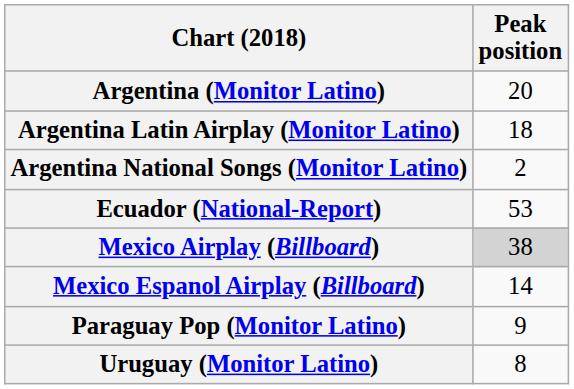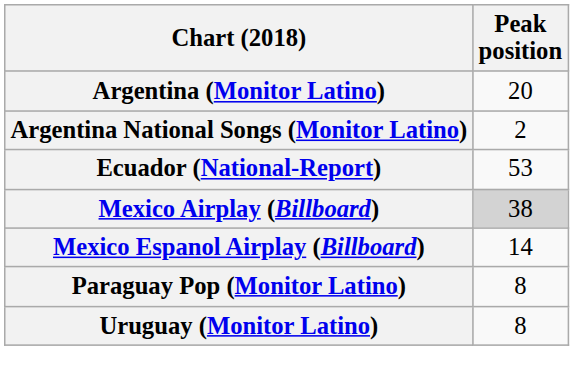- row: (239, 129)
(520, 325) 9 -> (520, 286) 8
